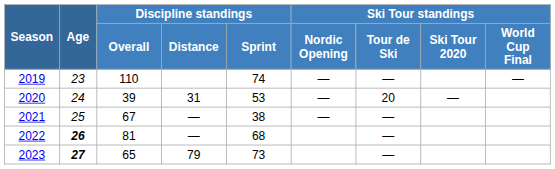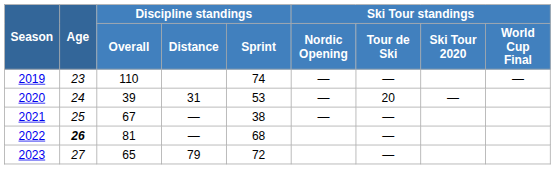(78, 155) bold -> (78, 155) normal
(259, 155) 73 -> (259, 155) 72
